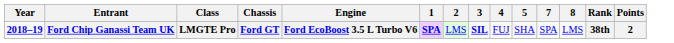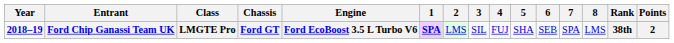+ column: (548, 13)
(479, 30) bold -> (479, 30) normal
